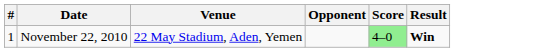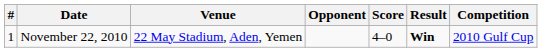+ column: (493, 15)
(382, 36) lightgreen background -> (382, 36) no background
